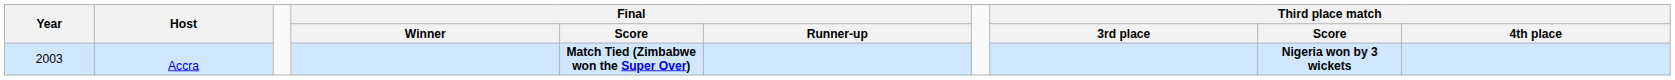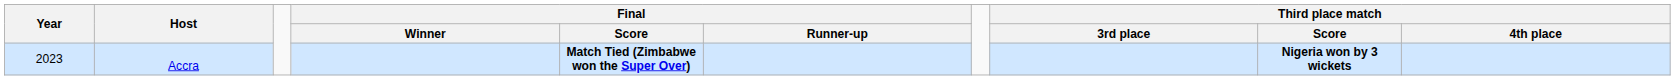(49, 59) 2003 -> (49, 59) 2023
